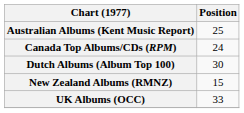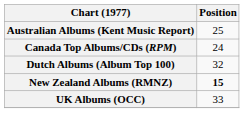(218, 64) 30 -> (218, 64) 32
(218, 82) normal -> (218, 82) bold
